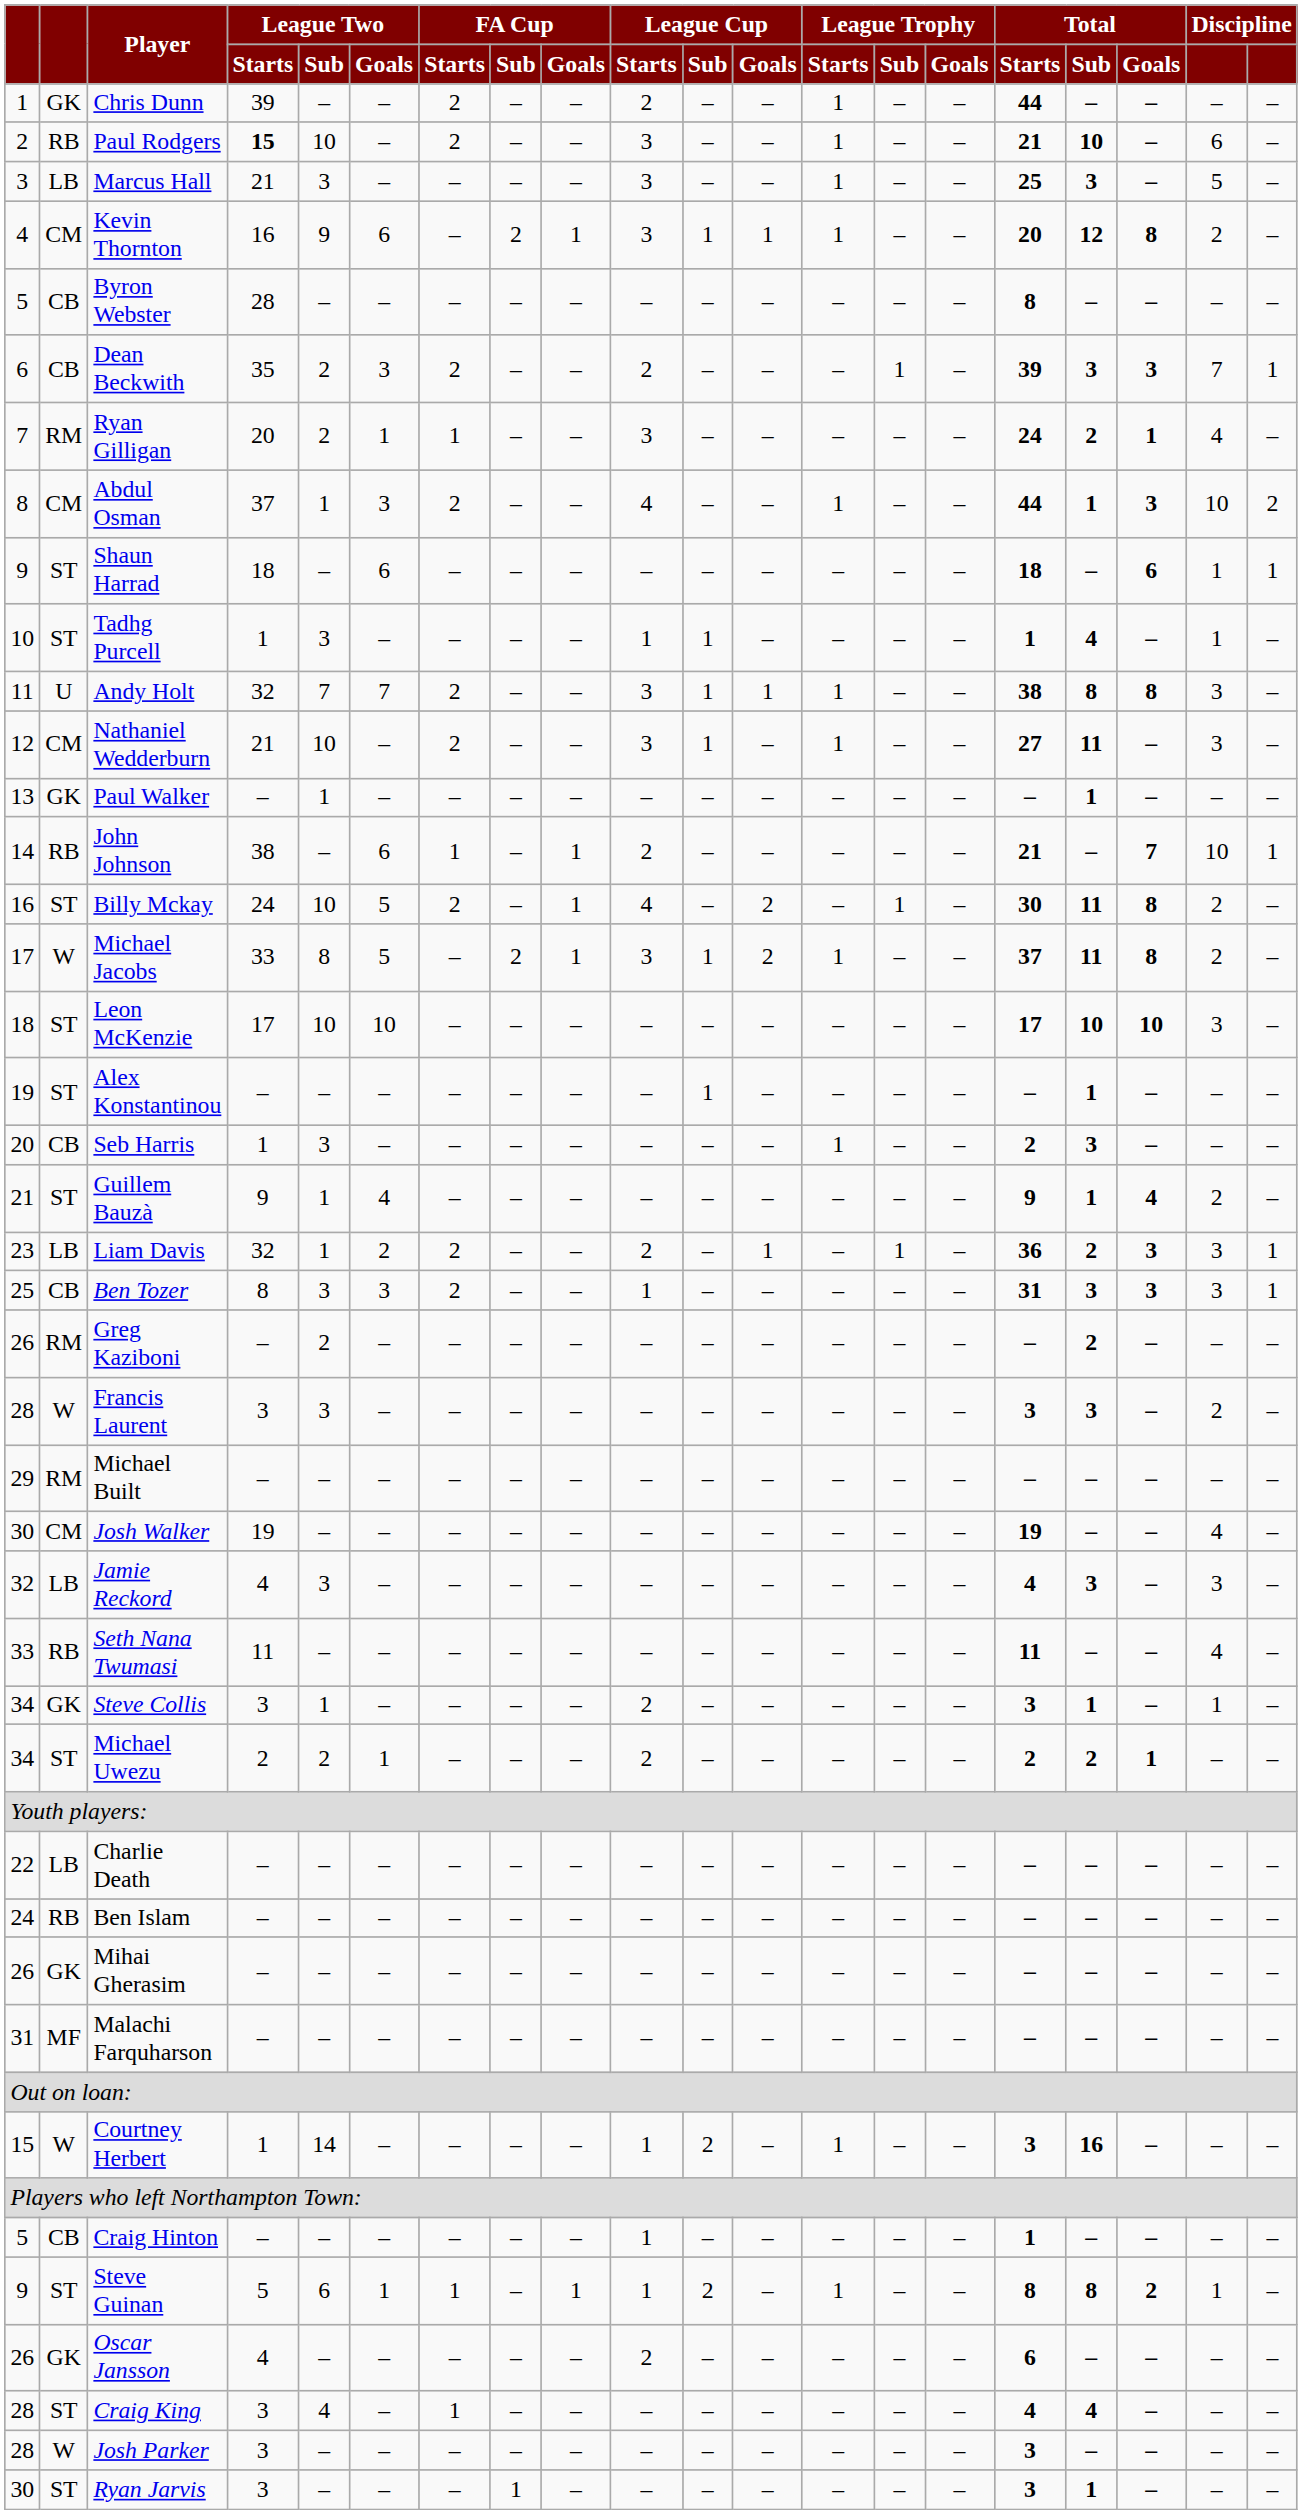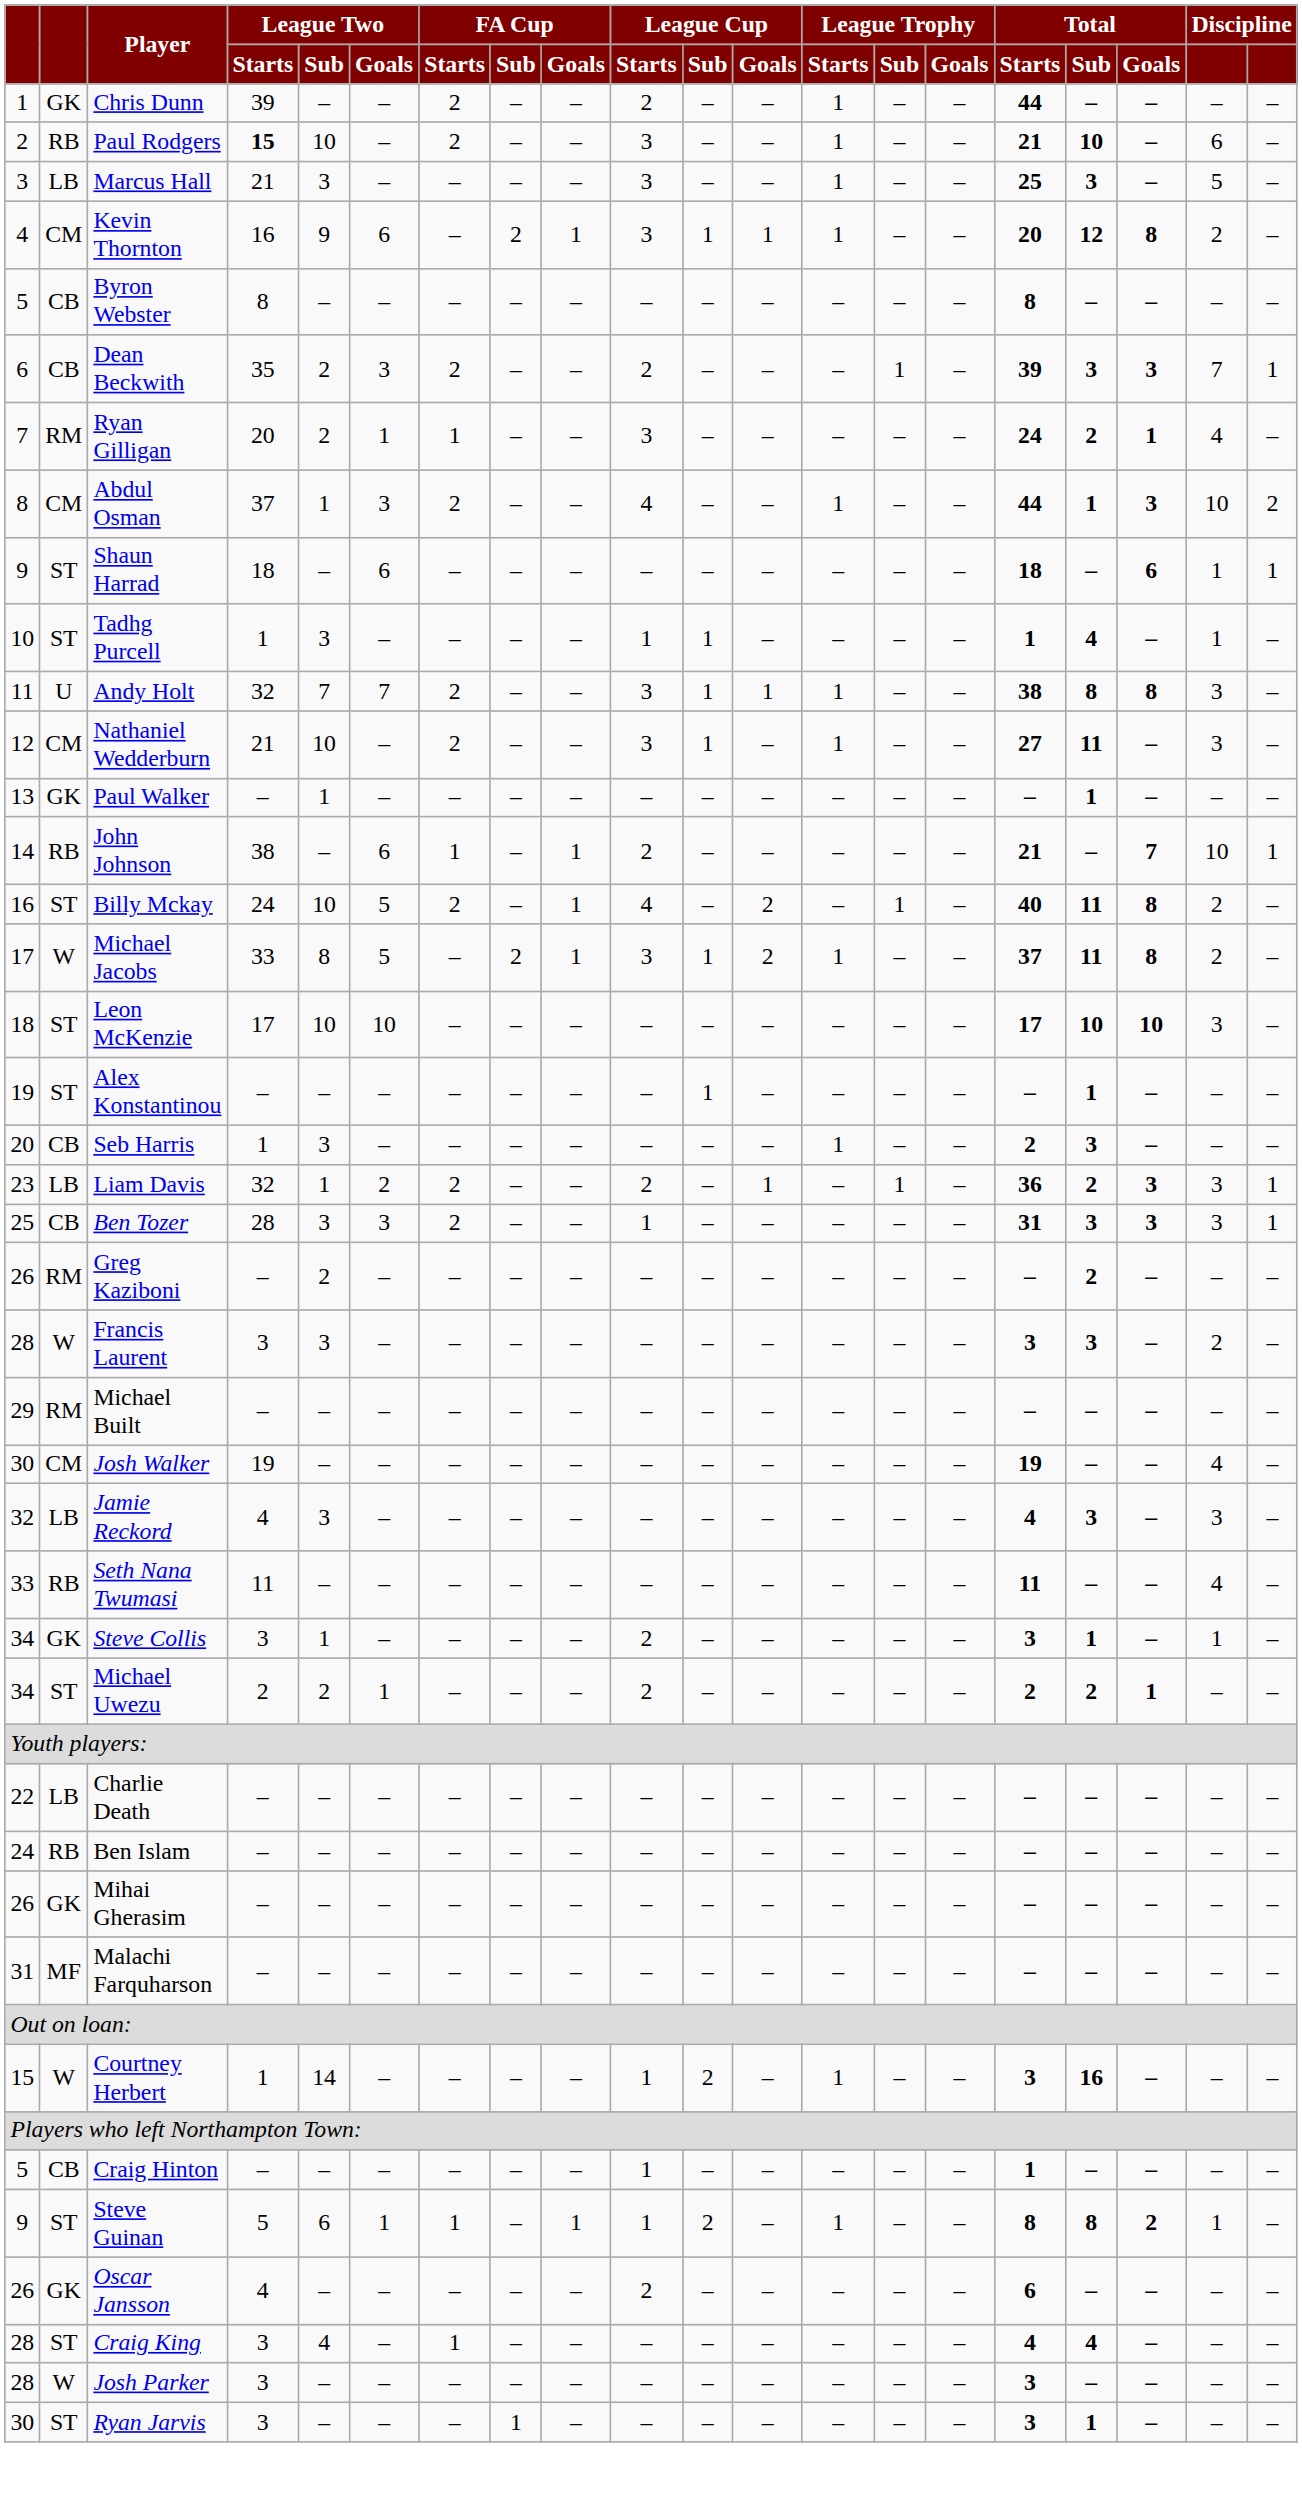(263, 301) 28 -> (263, 301) 8
(1030, 903) 30 -> (1030, 903) 40
- row: (132, 1198)
(263, 1290) 8 -> (263, 1223) 28
